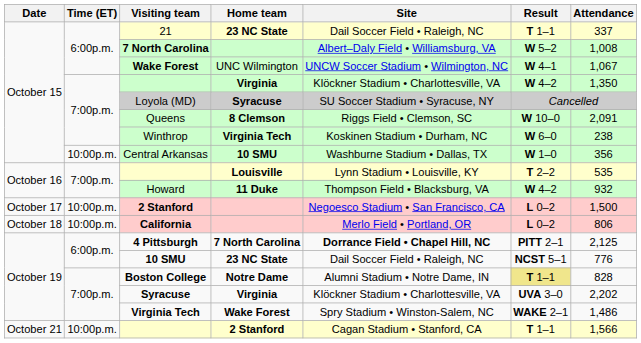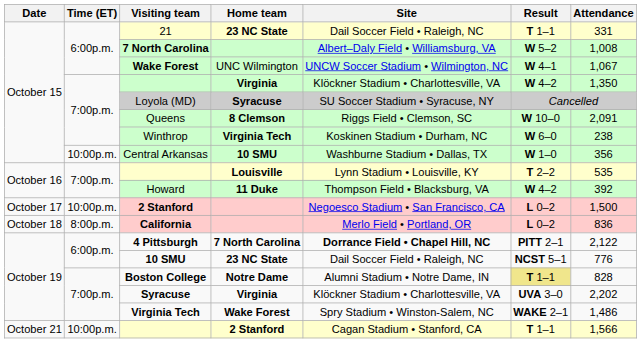(603, 31) 337 -> (603, 31) 331
(603, 189) 932 -> (603, 189) 392
(92, 224) 10:00p.m. -> (92, 224) 8:00p.m.
(603, 224) 806 -> (603, 224) 836
(603, 242) 2,125 -> (603, 242) 2,122
